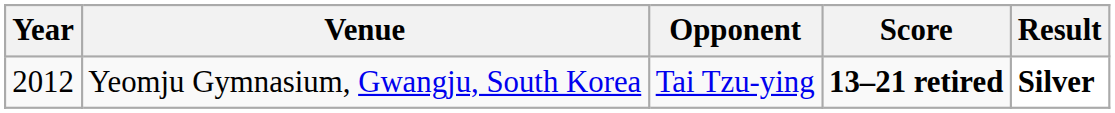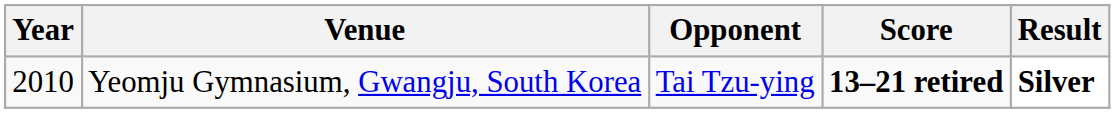(43, 81) 2012 -> (43, 81) 2010
